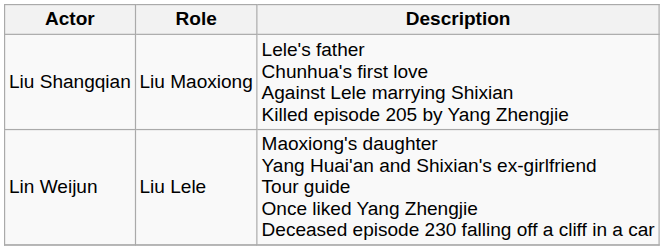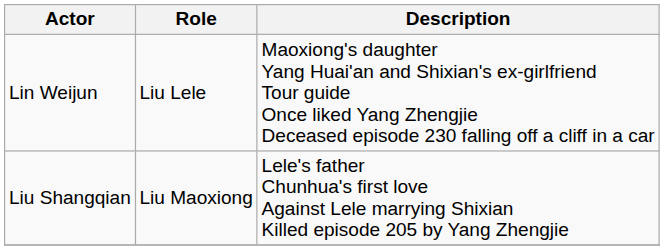rows swapped: (70, 81) <-> (53, 187)
